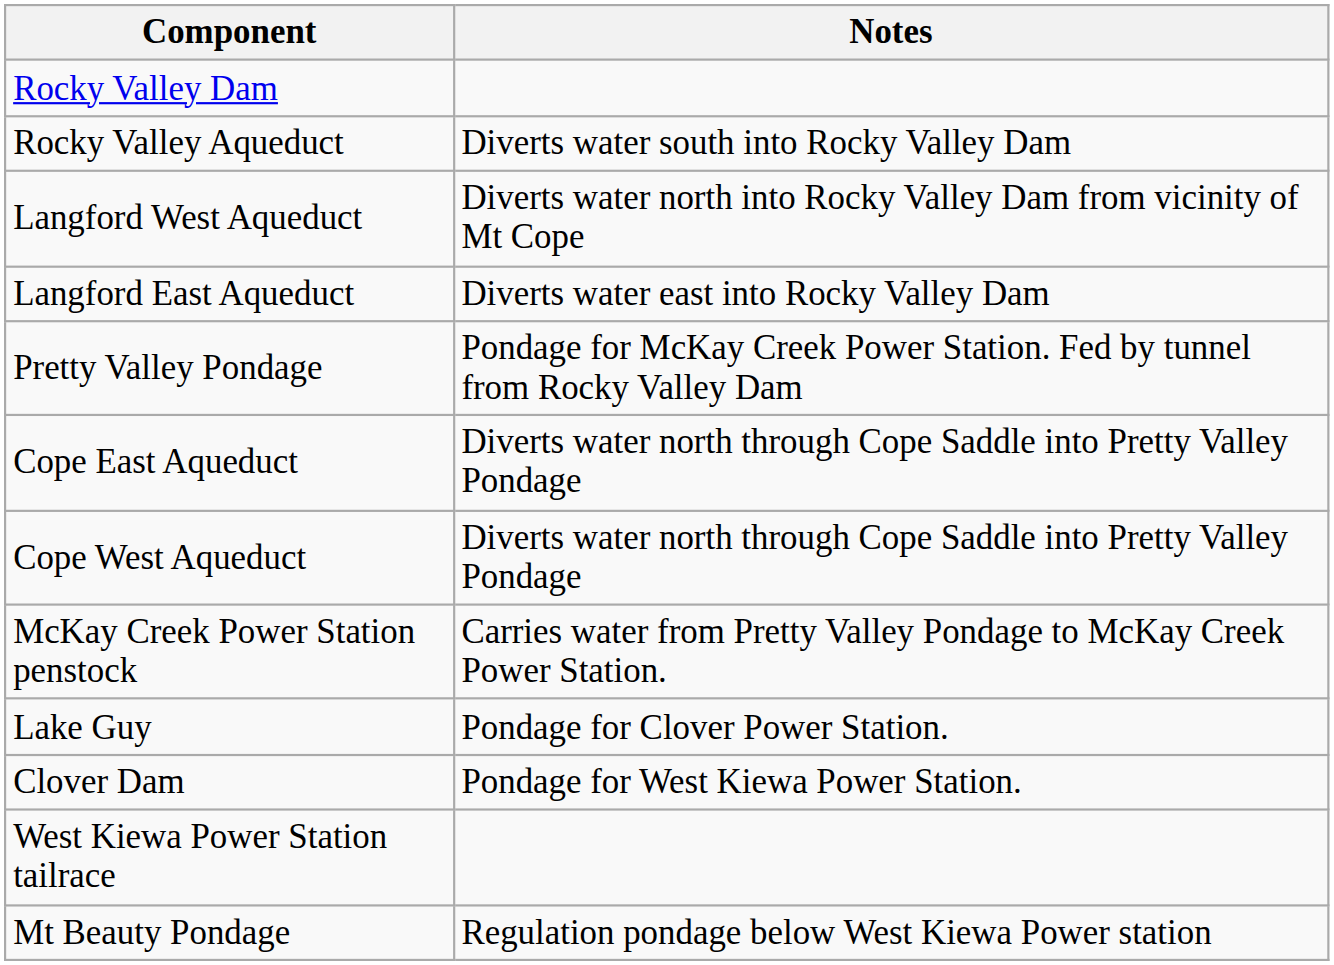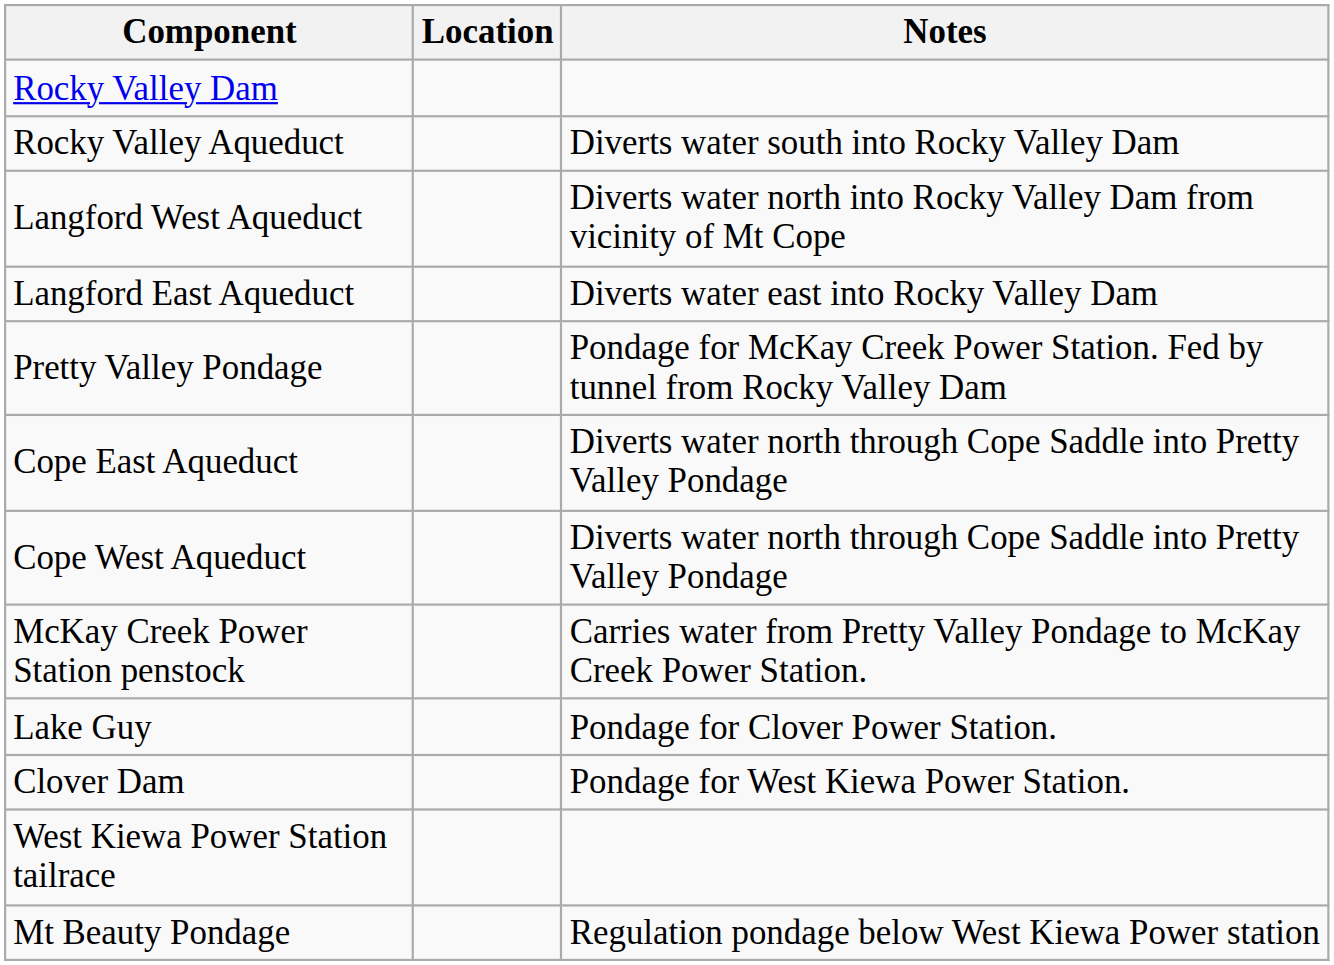+ column: (488, 32)
